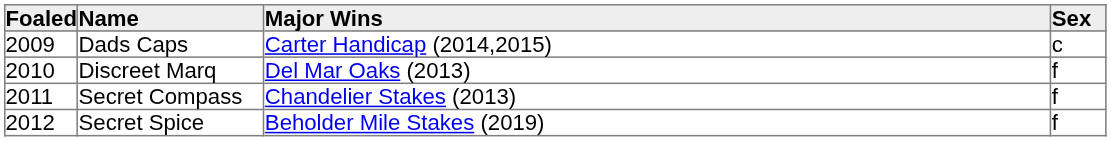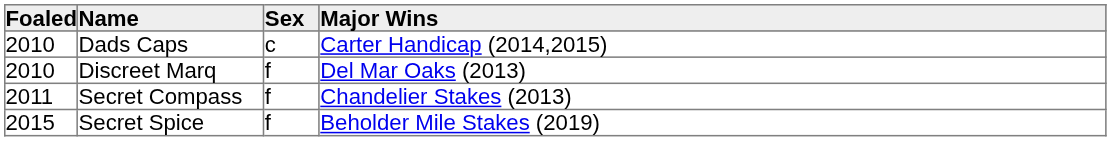columns swapped: (1072, 18) <-> (324, 18)
(30, 44) 2009 -> (30, 44) 2010
(30, 123) 2012 -> (30, 123) 2015
